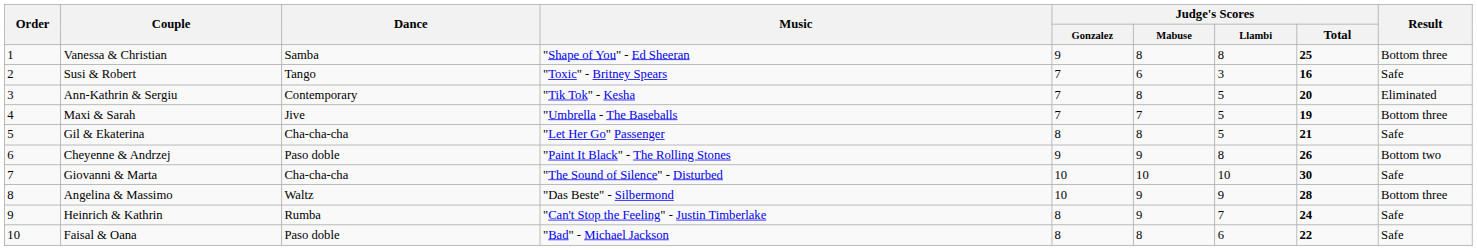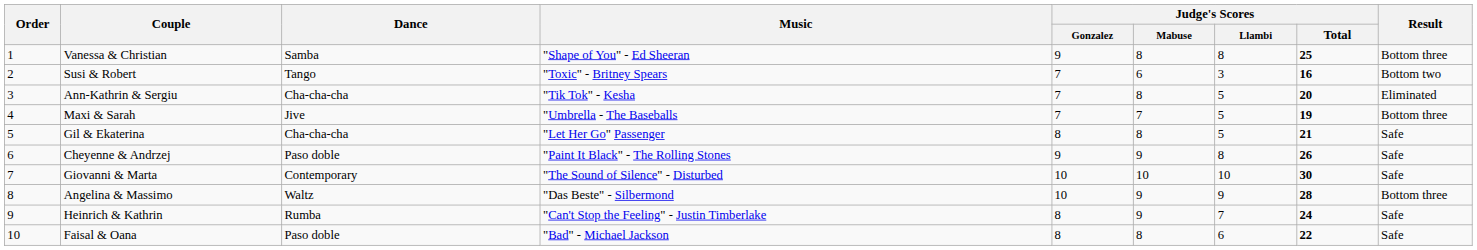(1392, 74) Safe -> (1411, 74) Bottom two
(321, 94) Contemporary -> (316, 94) Cha-cha-cha
(1411, 154) Bottom two -> (1392, 154) Safe
(316, 174) Cha-cha-cha -> (321, 174) Contemporary
